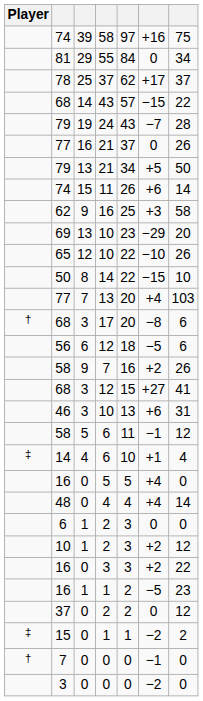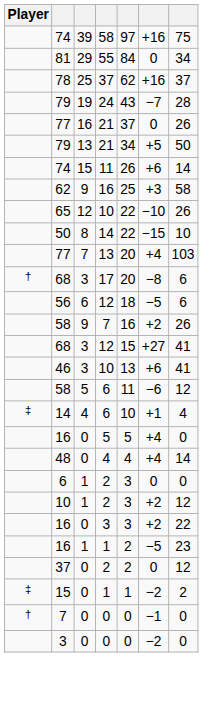(154, 80) +17 -> (154, 80) +16
- row: (63, 102)
- row: (63, 233)
(183, 411) 31 -> (183, 368) 41
(154, 433) −1 -> (154, 390) −6
